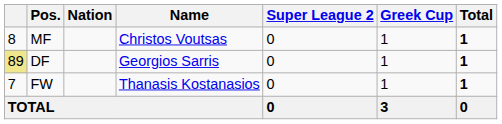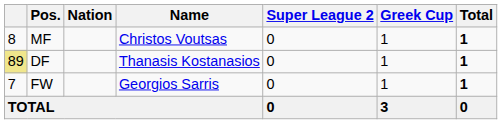(169, 61) Georgios Sarris -> (189, 61) Thanasis Kostanasios
(189, 84) Thanasis Kostanasios -> (169, 84) Georgios Sarris
